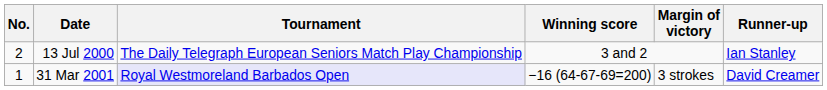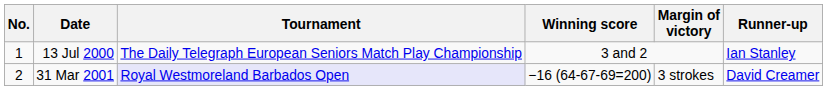(19, 53) 2 -> (19, 53) 1
(19, 75) 1 -> (19, 75) 2
